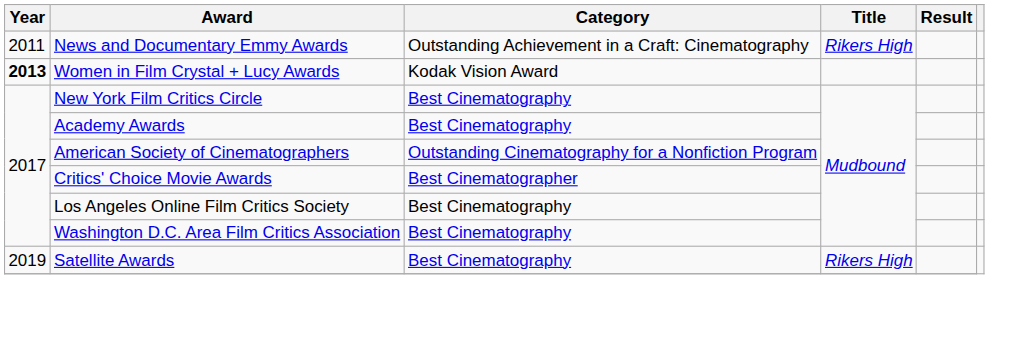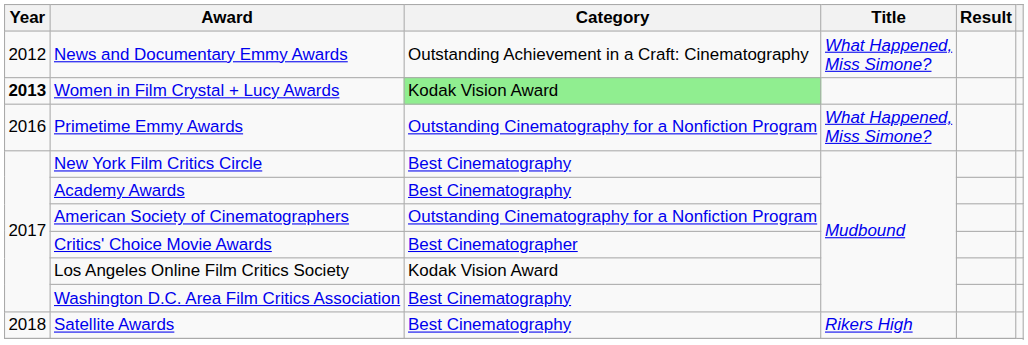(27, 44) 2011 -> (27, 54) 2012
(869, 44) Rikers High -> (889, 54) What Happened, Miss Simone?
(483, 71) no background -> (483, 90) lightgreen background
+ row: (149, 127)
(490, 206) Best Cinematography -> (483, 271) Kodak Vision Award
(27, 260) 2019 -> (27, 325) 2018
